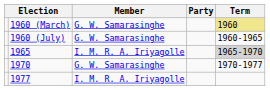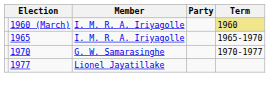(119, 25) G. W. Samarasinghe -> (129, 25) I. M. R. A. Iriyagolle
- row: (38, 38)
(240, 52) lightgrey background -> (240, 38) no background
(129, 79) I. M. R. A. Iriyagolle -> (119, 65) Lionel Jayatillake
